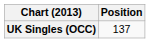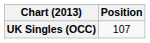(122, 29) 137 -> (122, 29) 107
